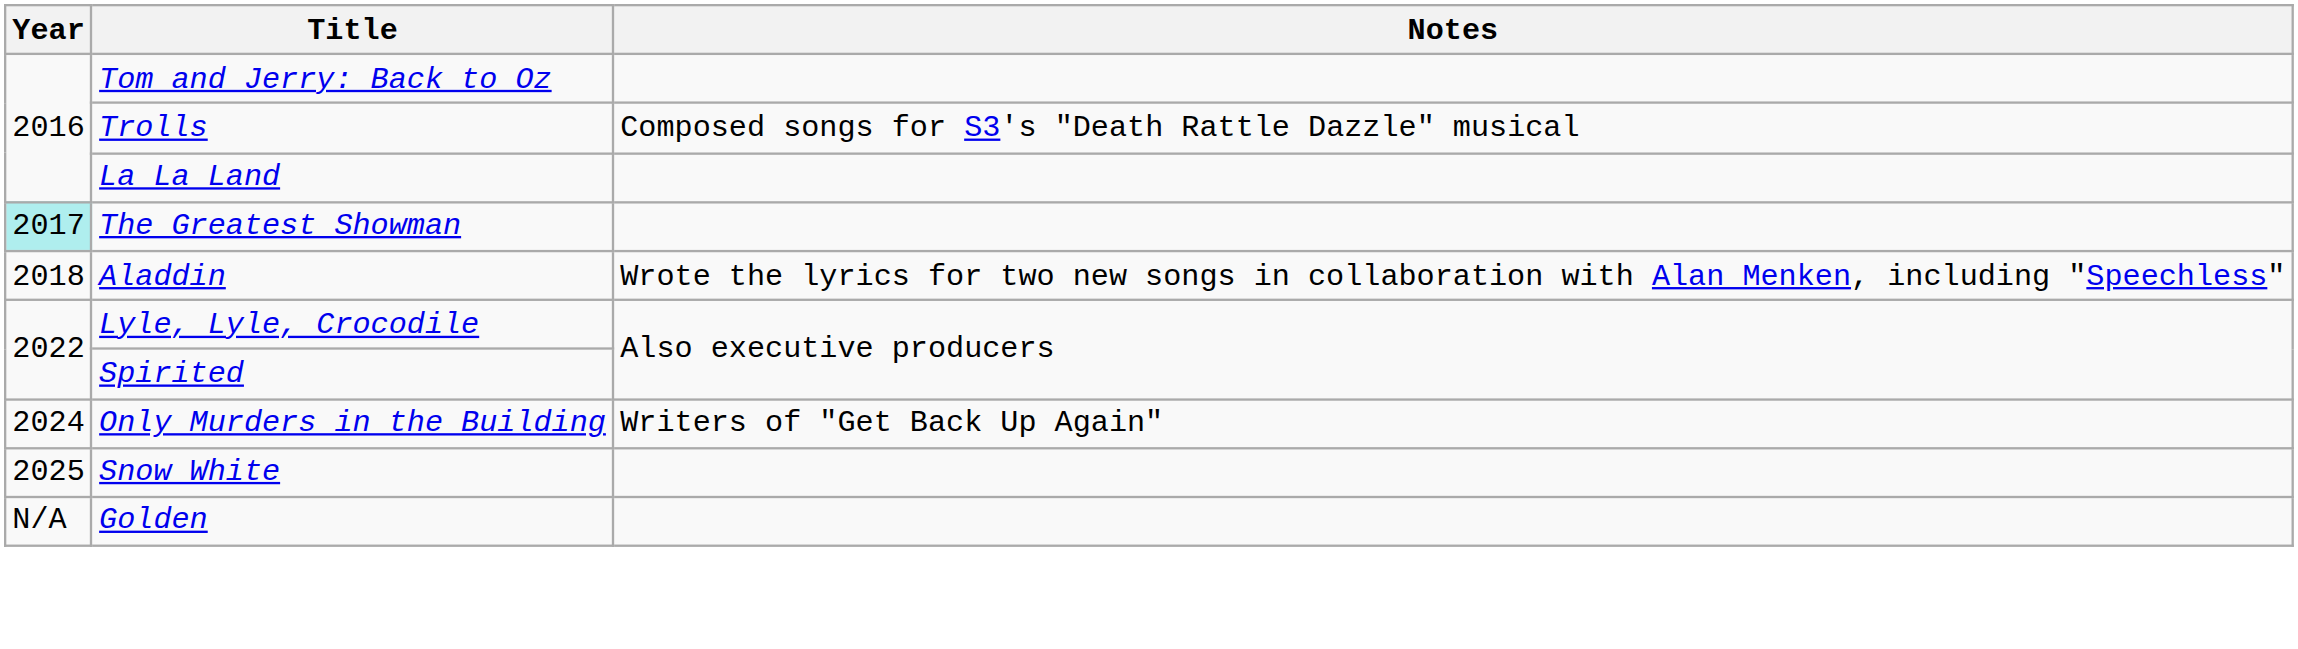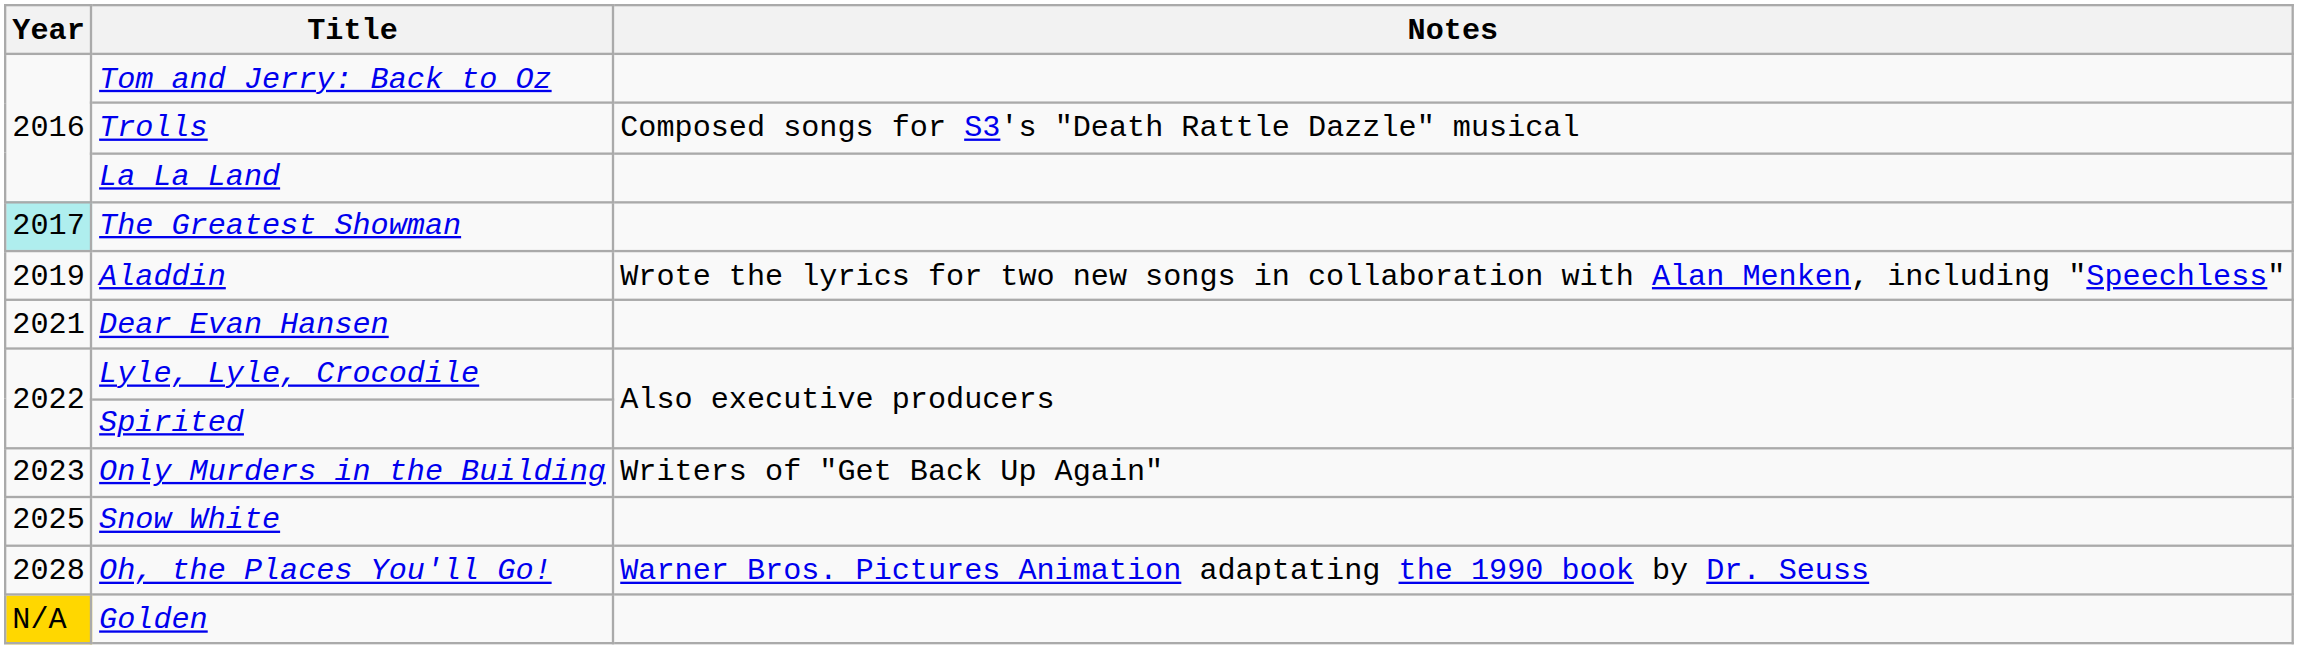(49, 276) 2018 -> (49, 276) 2019
+ row: (244, 325)
(49, 423) 2024 -> (49, 472) 2023
+ row: (325, 570)
(39, 521) no background -> (39, 620) gold background
